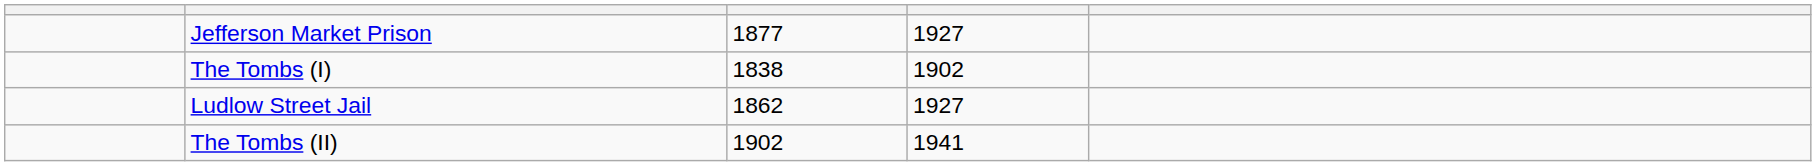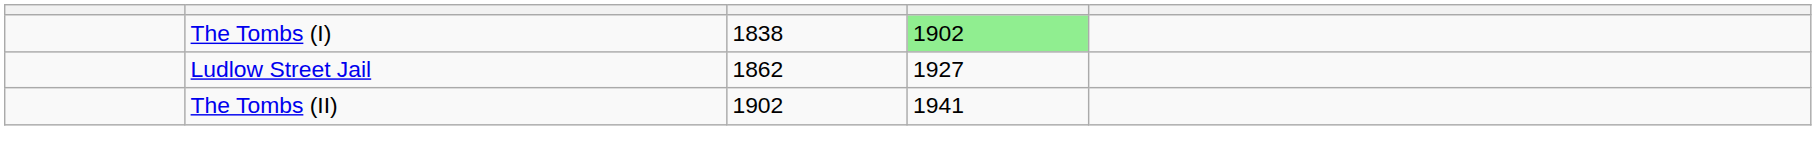- row: (311, 33)
(938, 69) no background -> (938, 33) lightgreen background
